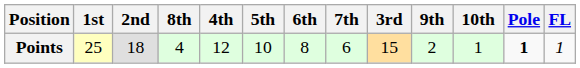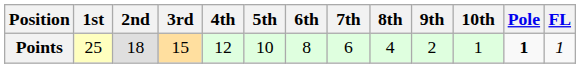columns swapped: (389, 18) <-> (179, 18)
